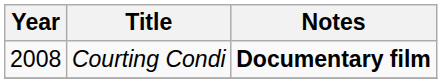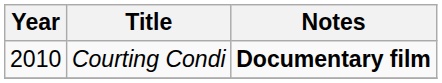(36, 59) 2008 -> (36, 59) 2010
